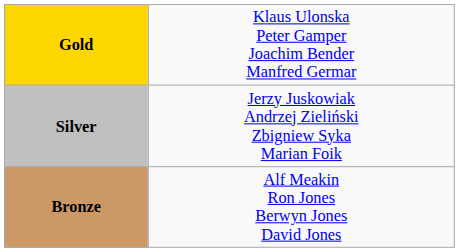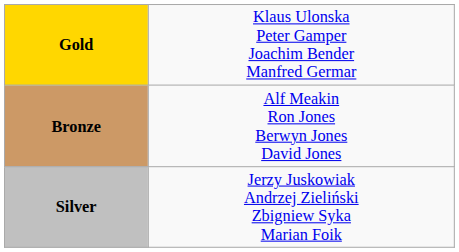rows swapped: (76, 125) <-> (76, 206)
